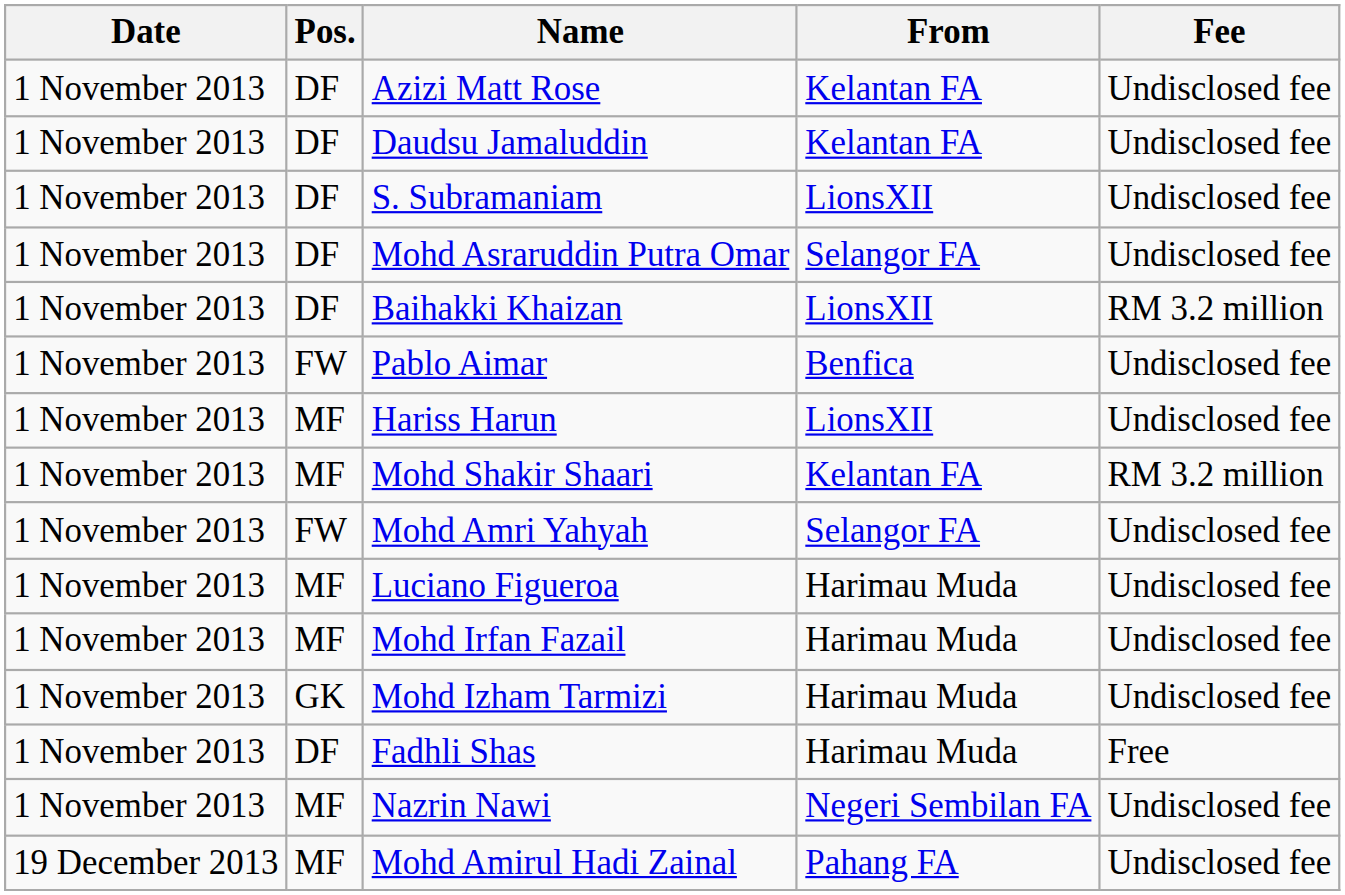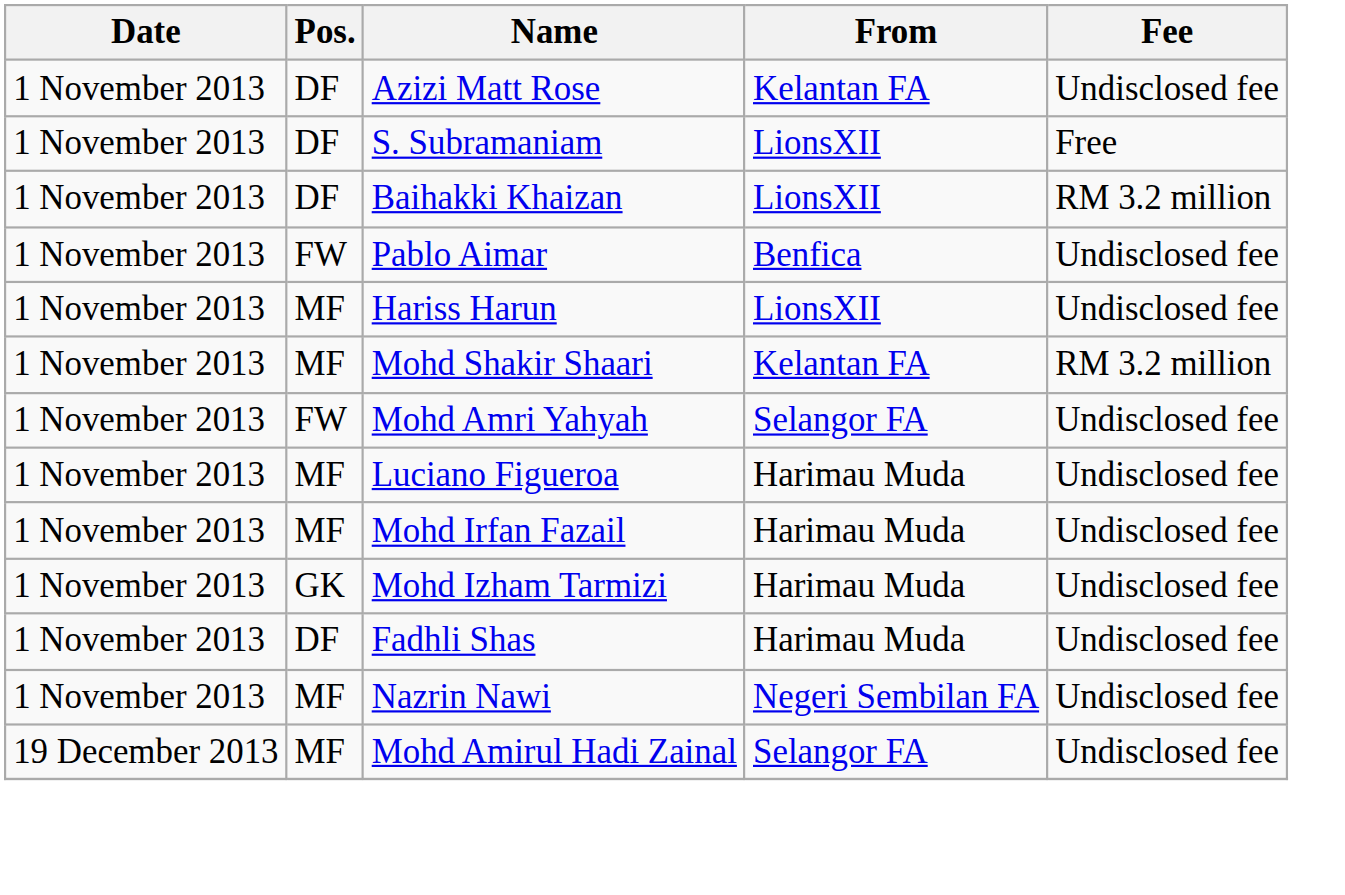- row: (510, 142)
(1219, 198) Undisclosed fee -> (1086, 142) Free
- row: (580, 253)
(1138, 751) Free -> (1167, 640) Undisclosed fee
(882, 861) Pahang FA -> (840, 751) Selangor FA
